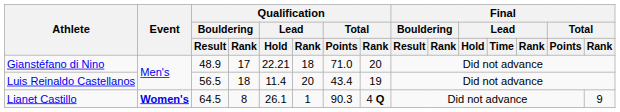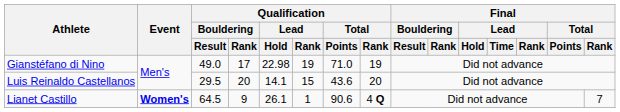(210, 64) 48.9 -> (210, 64) 49.0
(276, 64) 22.21 -> (276, 64) 22.98
(308, 64) 18 -> (308, 64) 19
(375, 64) 20 -> (375, 64) 19
(210, 82) 56.5 -> (210, 82) 29.5
(244, 82) 18 -> (244, 82) 20
(276, 82) 11.4 -> (276, 82) 14.1
(308, 82) 20 -> (308, 82) 15
(342, 82) 43.4 -> (342, 82) 43.6
(375, 82) 19 -> (375, 82) 20
(244, 99) 8 -> (244, 99) 9
(342, 99) 90.3 -> (342, 99) 90.6
(600, 99) 9 -> (600, 99) 7
